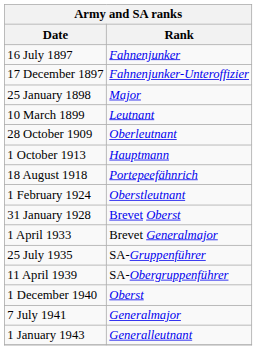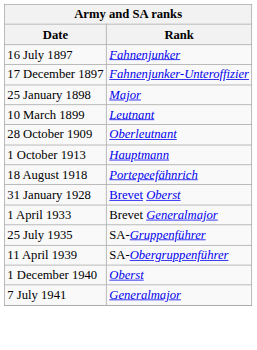- row: (49, 194)
- row: (46, 335)
